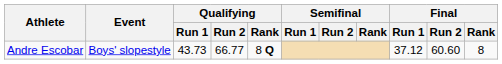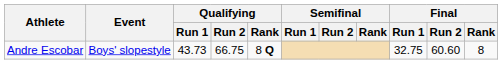(229, 50) 66.77 -> (229, 50) 66.75
(408, 50) 37.12 -> (408, 50) 32.75
